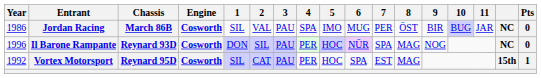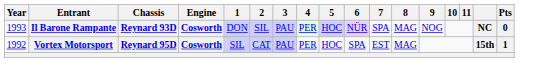- row: (73, 28)
(16, 44) 1996 -> (16, 28) 1993
